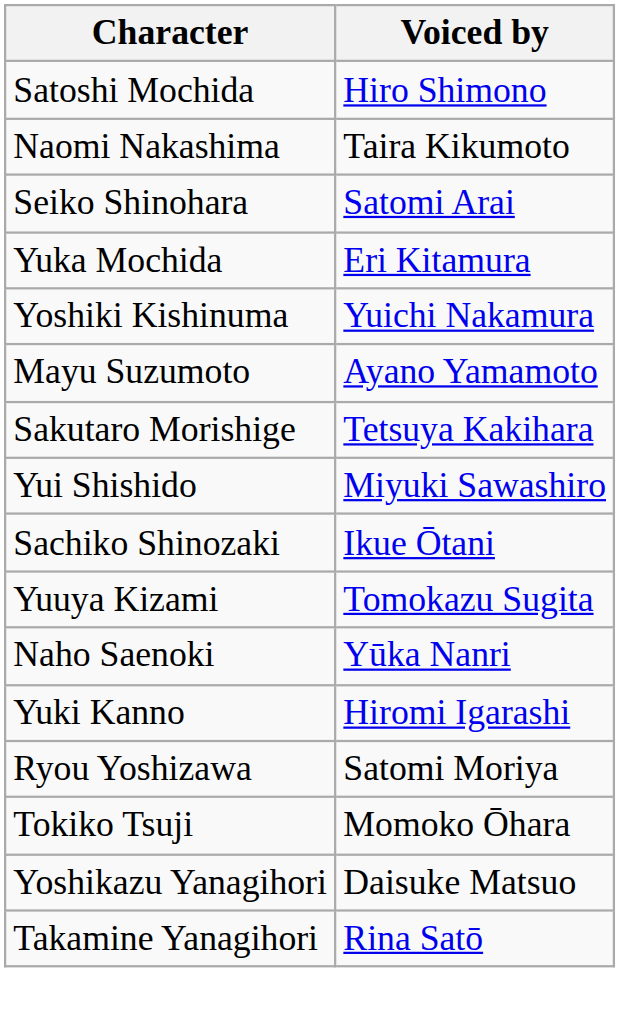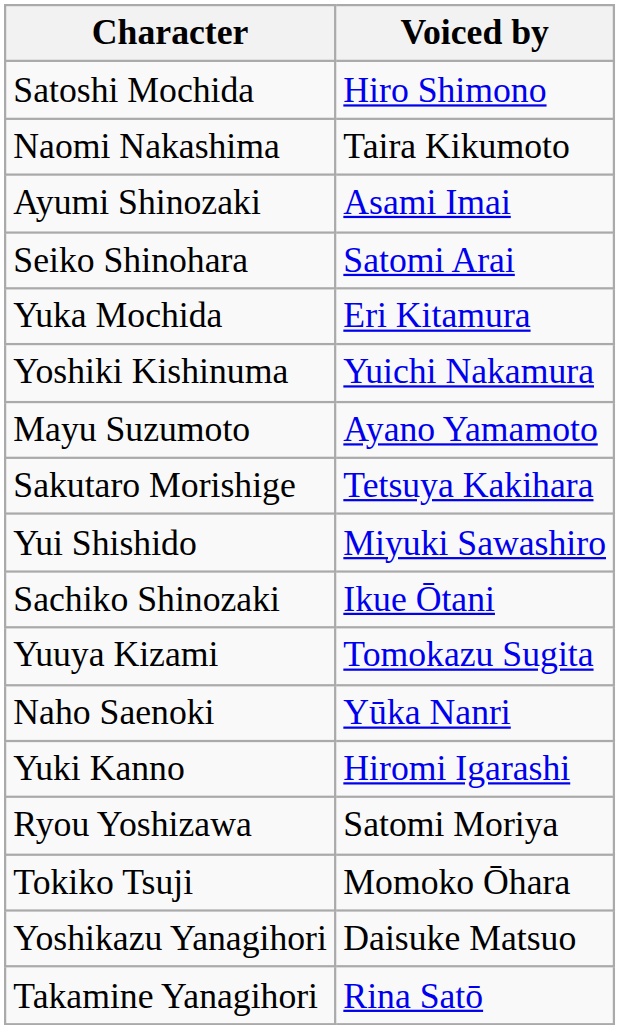+ row: (137, 202)
